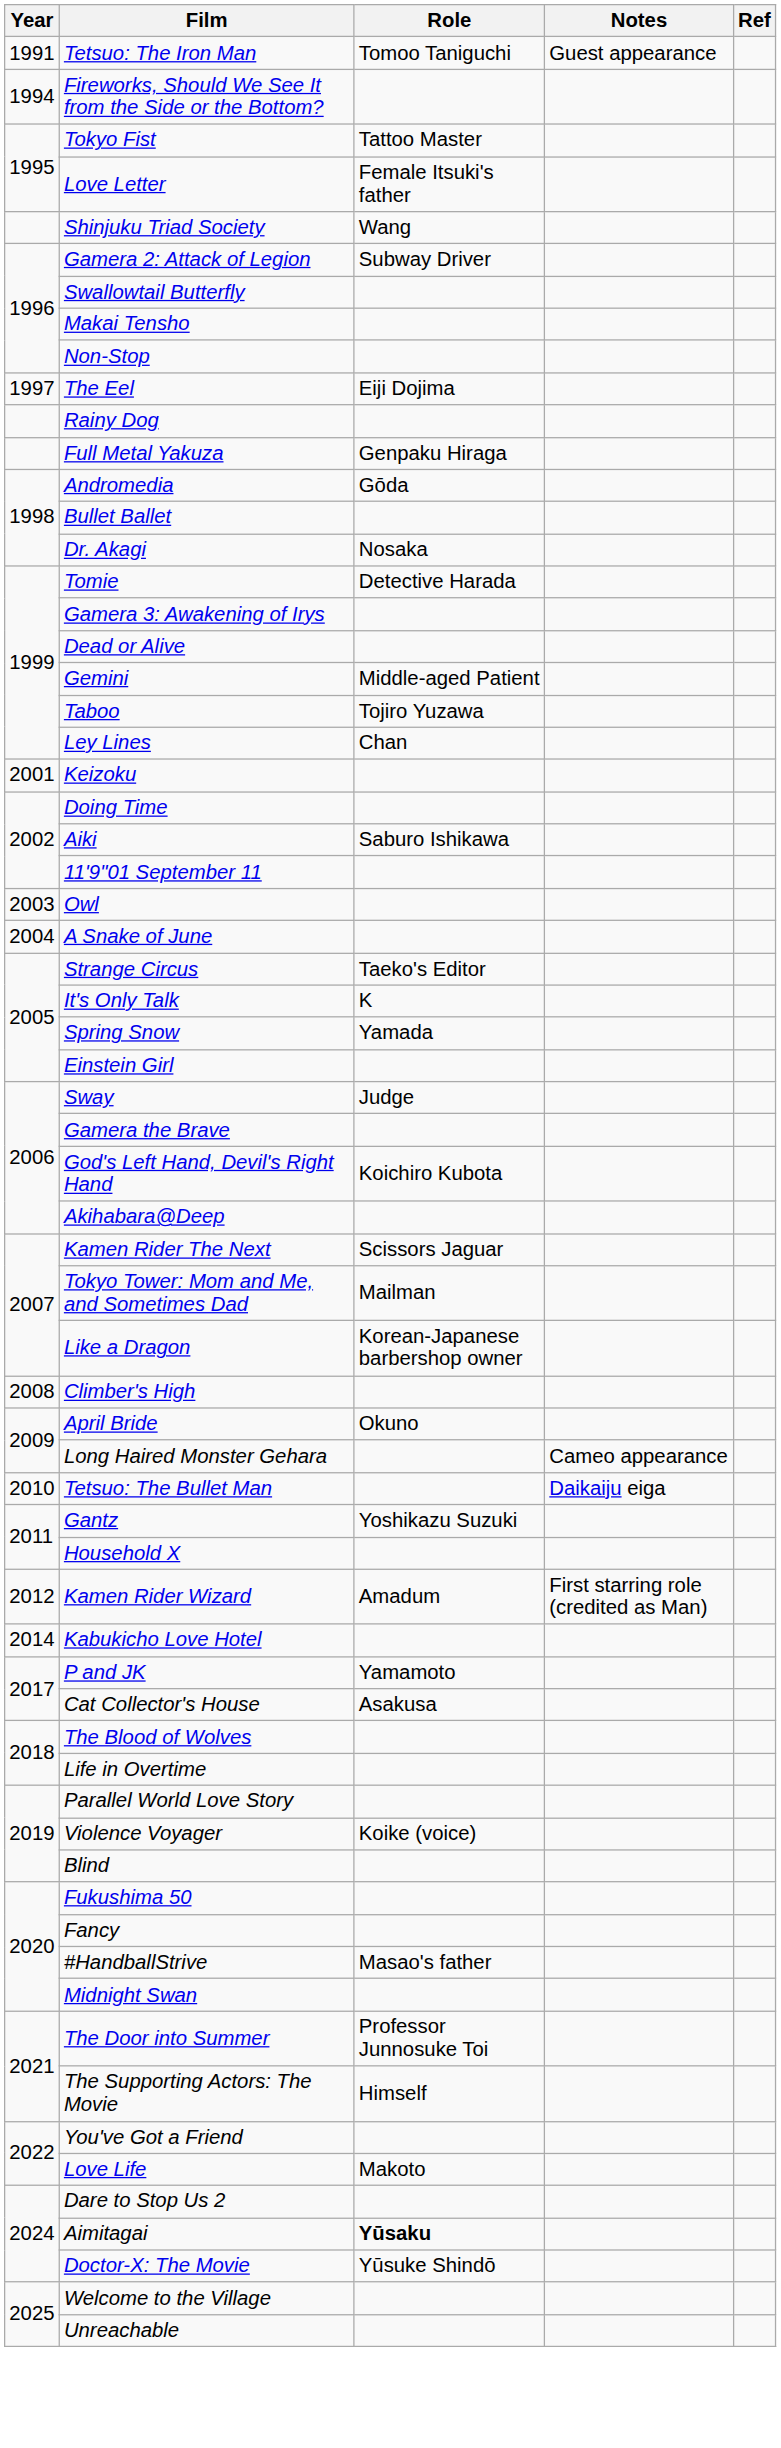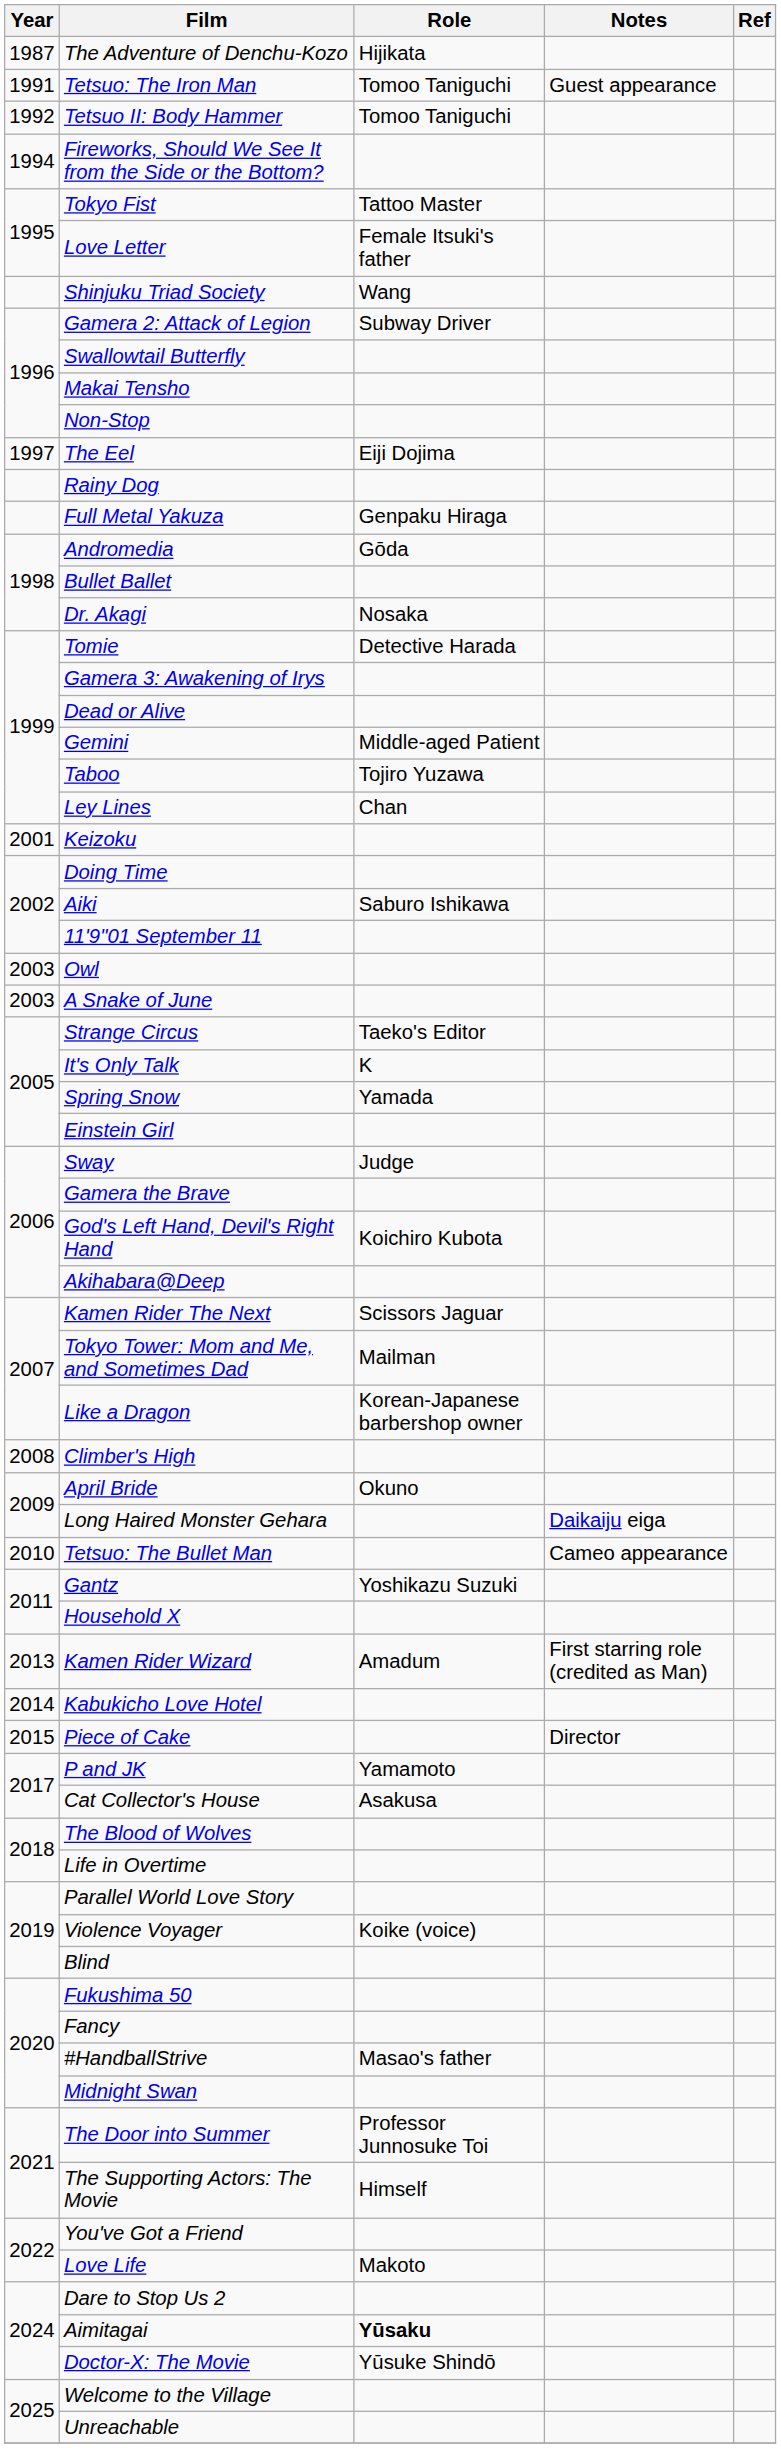+ row: (206, 52)
+ row: (173, 117)
(32, 936) 2004 -> (32, 1000) 2003
(639, 1456) Cameo appearance -> (607, 1520) Daikaiju eiga
(607, 1488) Daikaiju eiga -> (639, 1552) Cameo appearance
(32, 1596) 2012 -> (32, 1660) 2013
+ row: (127, 1736)
